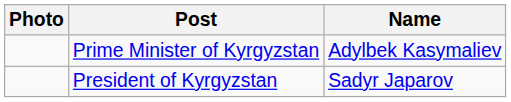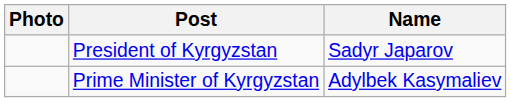rows swapped: (175, 81) <-> (196, 50)
